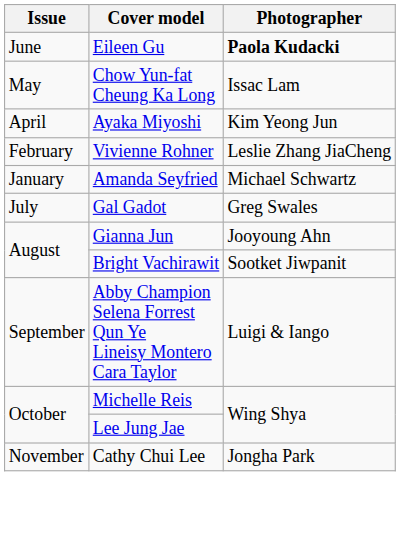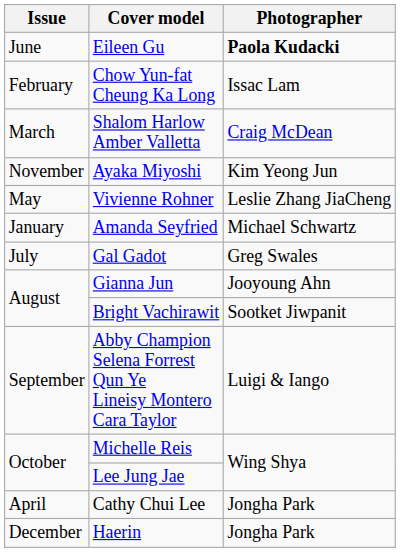(25, 84) May -> (41, 84) February
+ row: (149, 133)
(27, 123) April -> (46, 171) November
(41, 151) February -> (25, 199) May
(46, 456) November -> (27, 504) April
+ row: (117, 532)
